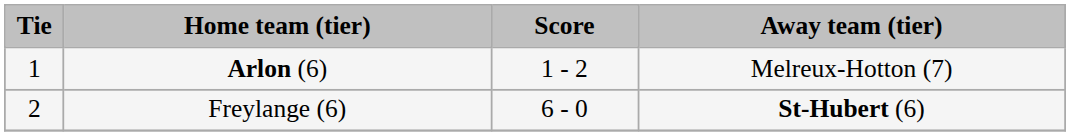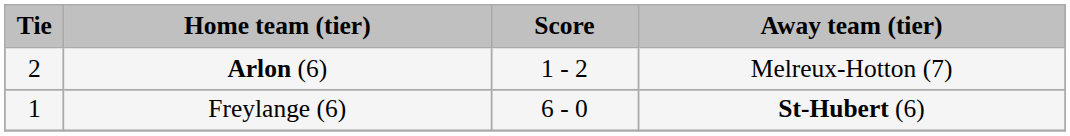(34, 67) 1 -> (34, 67) 2
(34, 109) 2 -> (34, 109) 1
